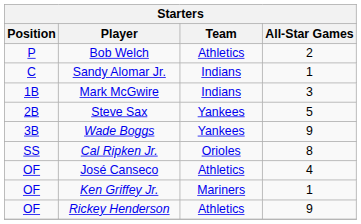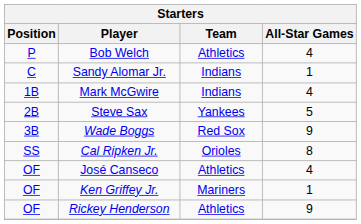(310, 53) 2 -> (310, 53) 4
(310, 92) 3 -> (310, 92) 4
(221, 131) Yankees -> (221, 131) Red Sox
